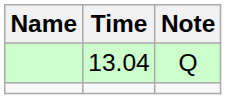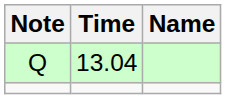columns swapped: (44, 23) <-> (188, 23)
